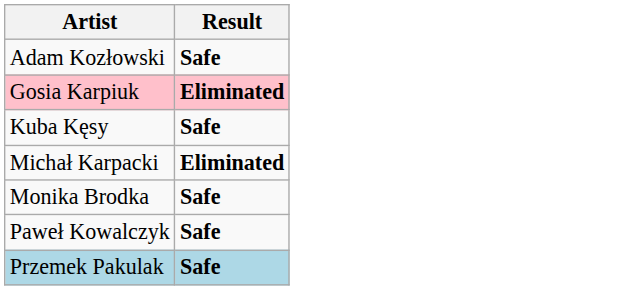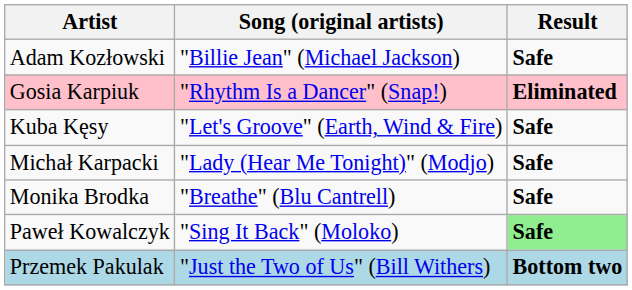+ column: (341, 22)
(232, 162) Eliminated -> (533, 162) Safe
(200, 232) no background -> (533, 232) lightgreen background
(200, 267) Safe -> (567, 267) Bottom two
